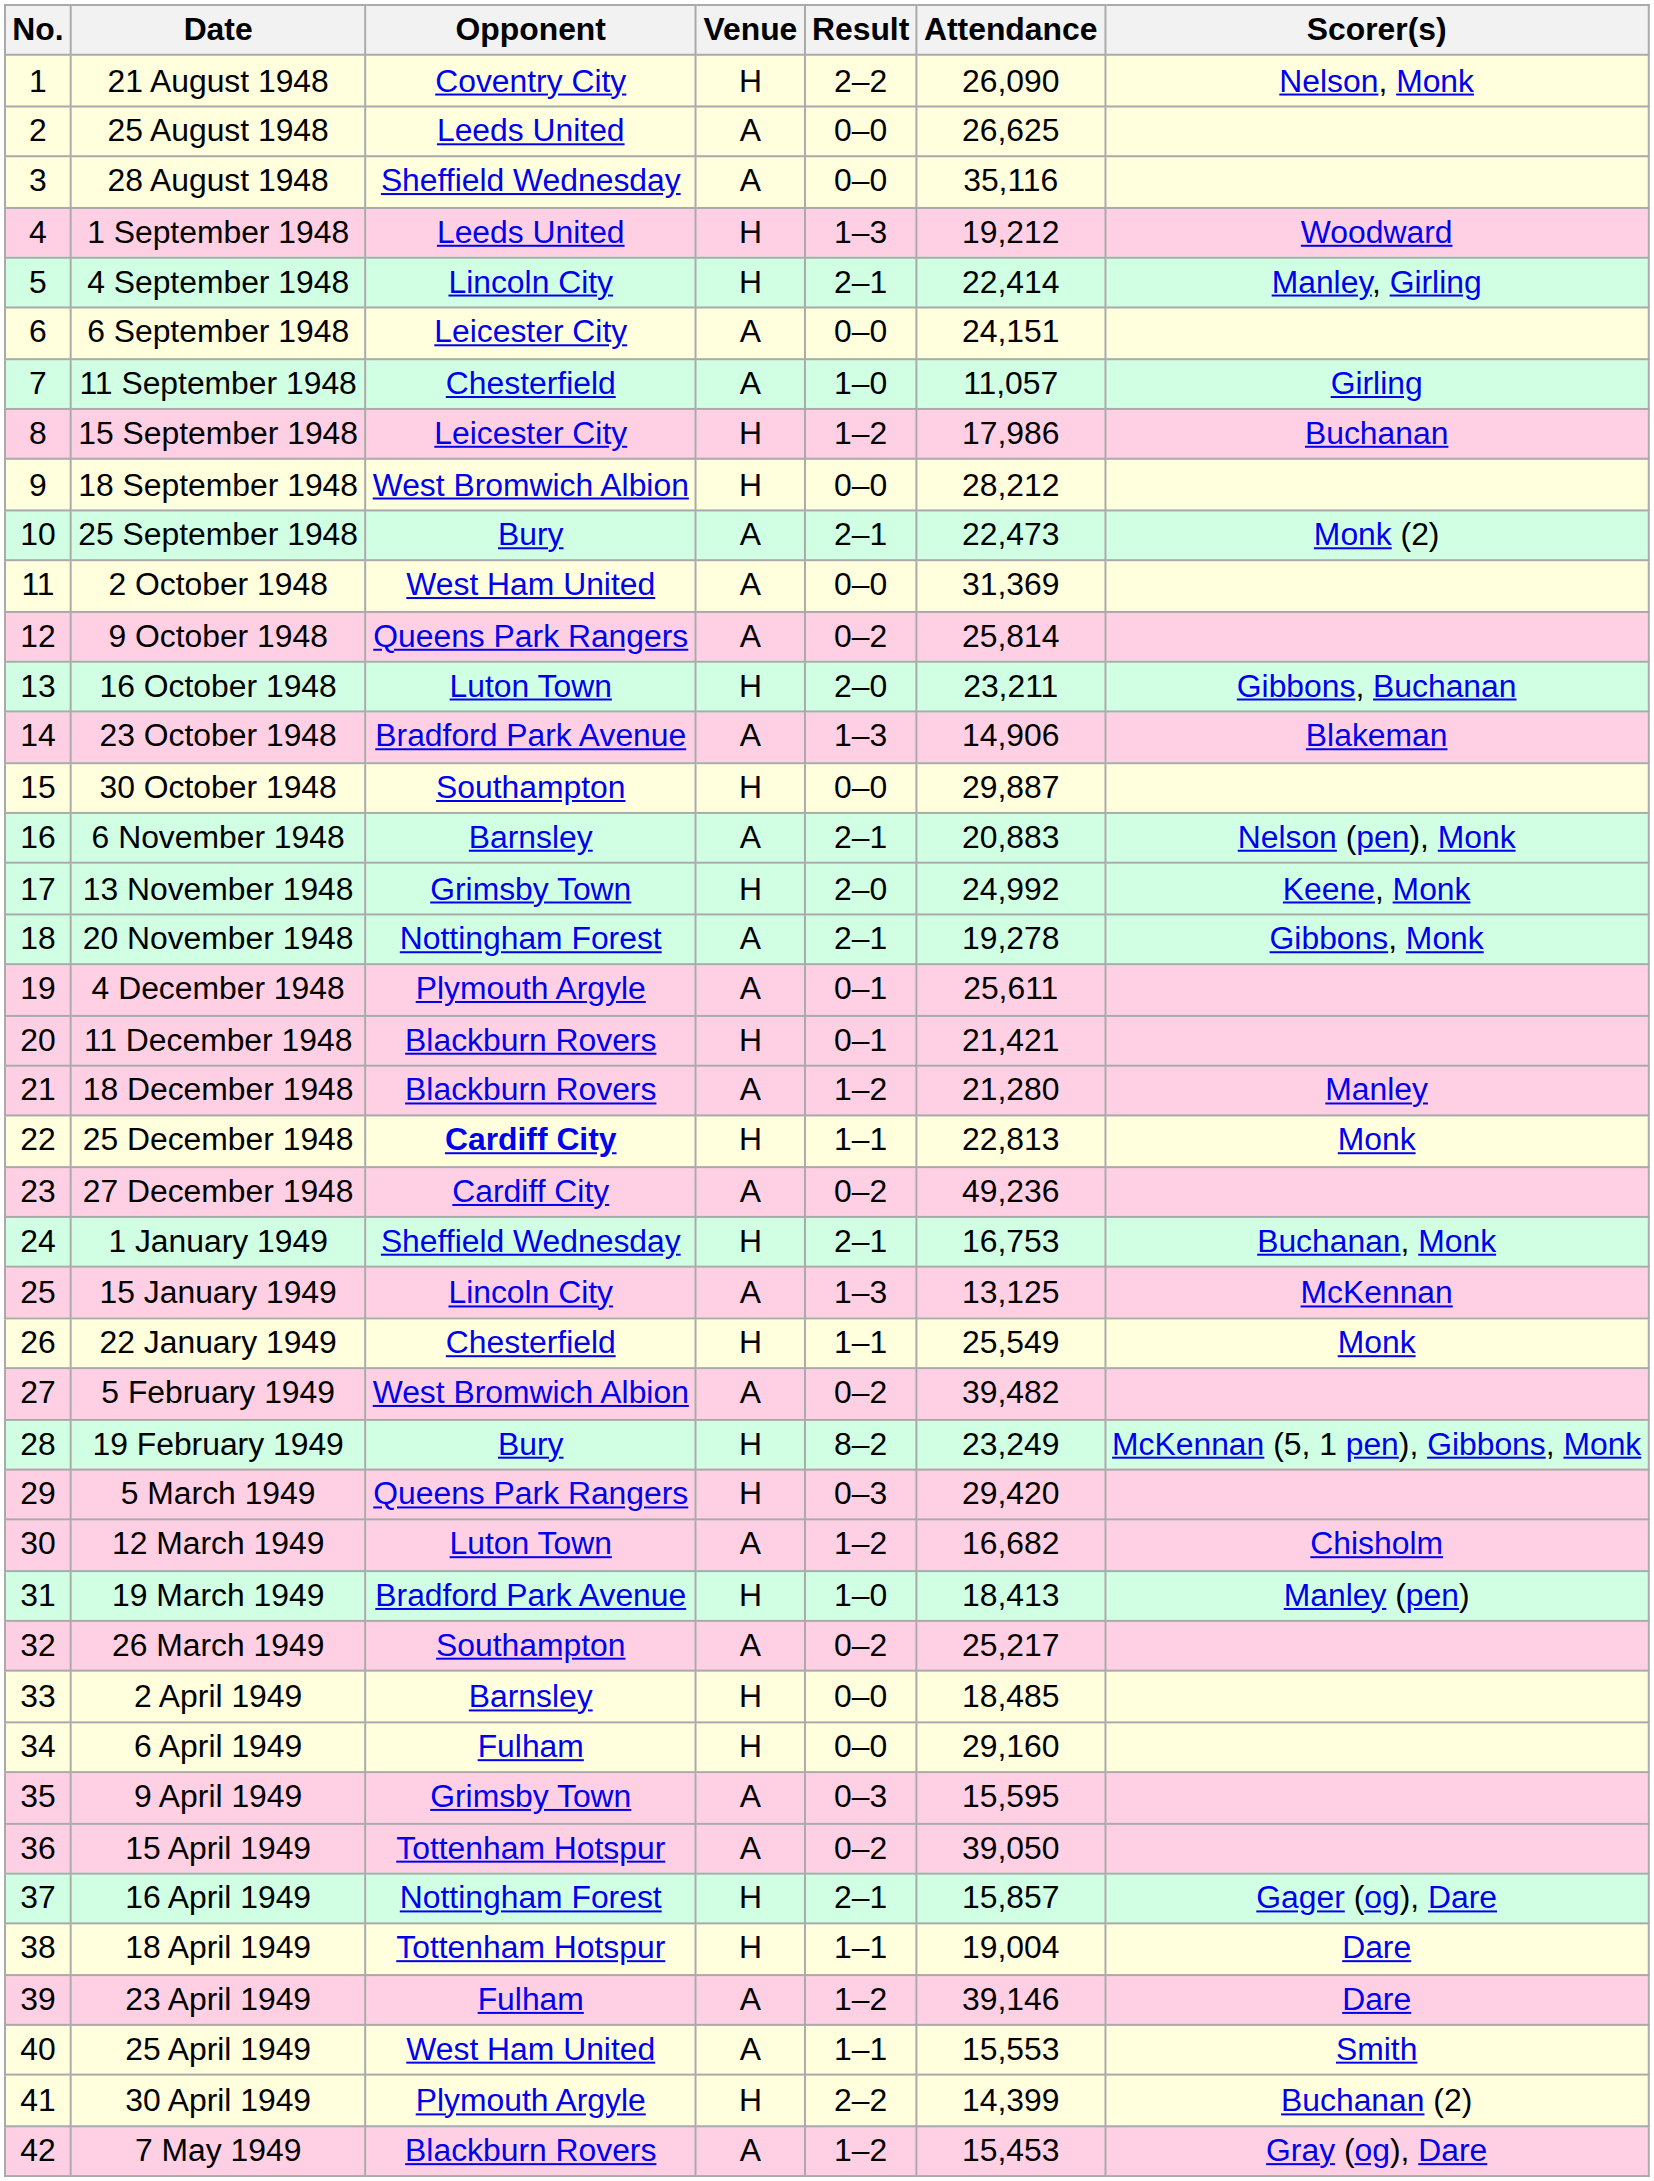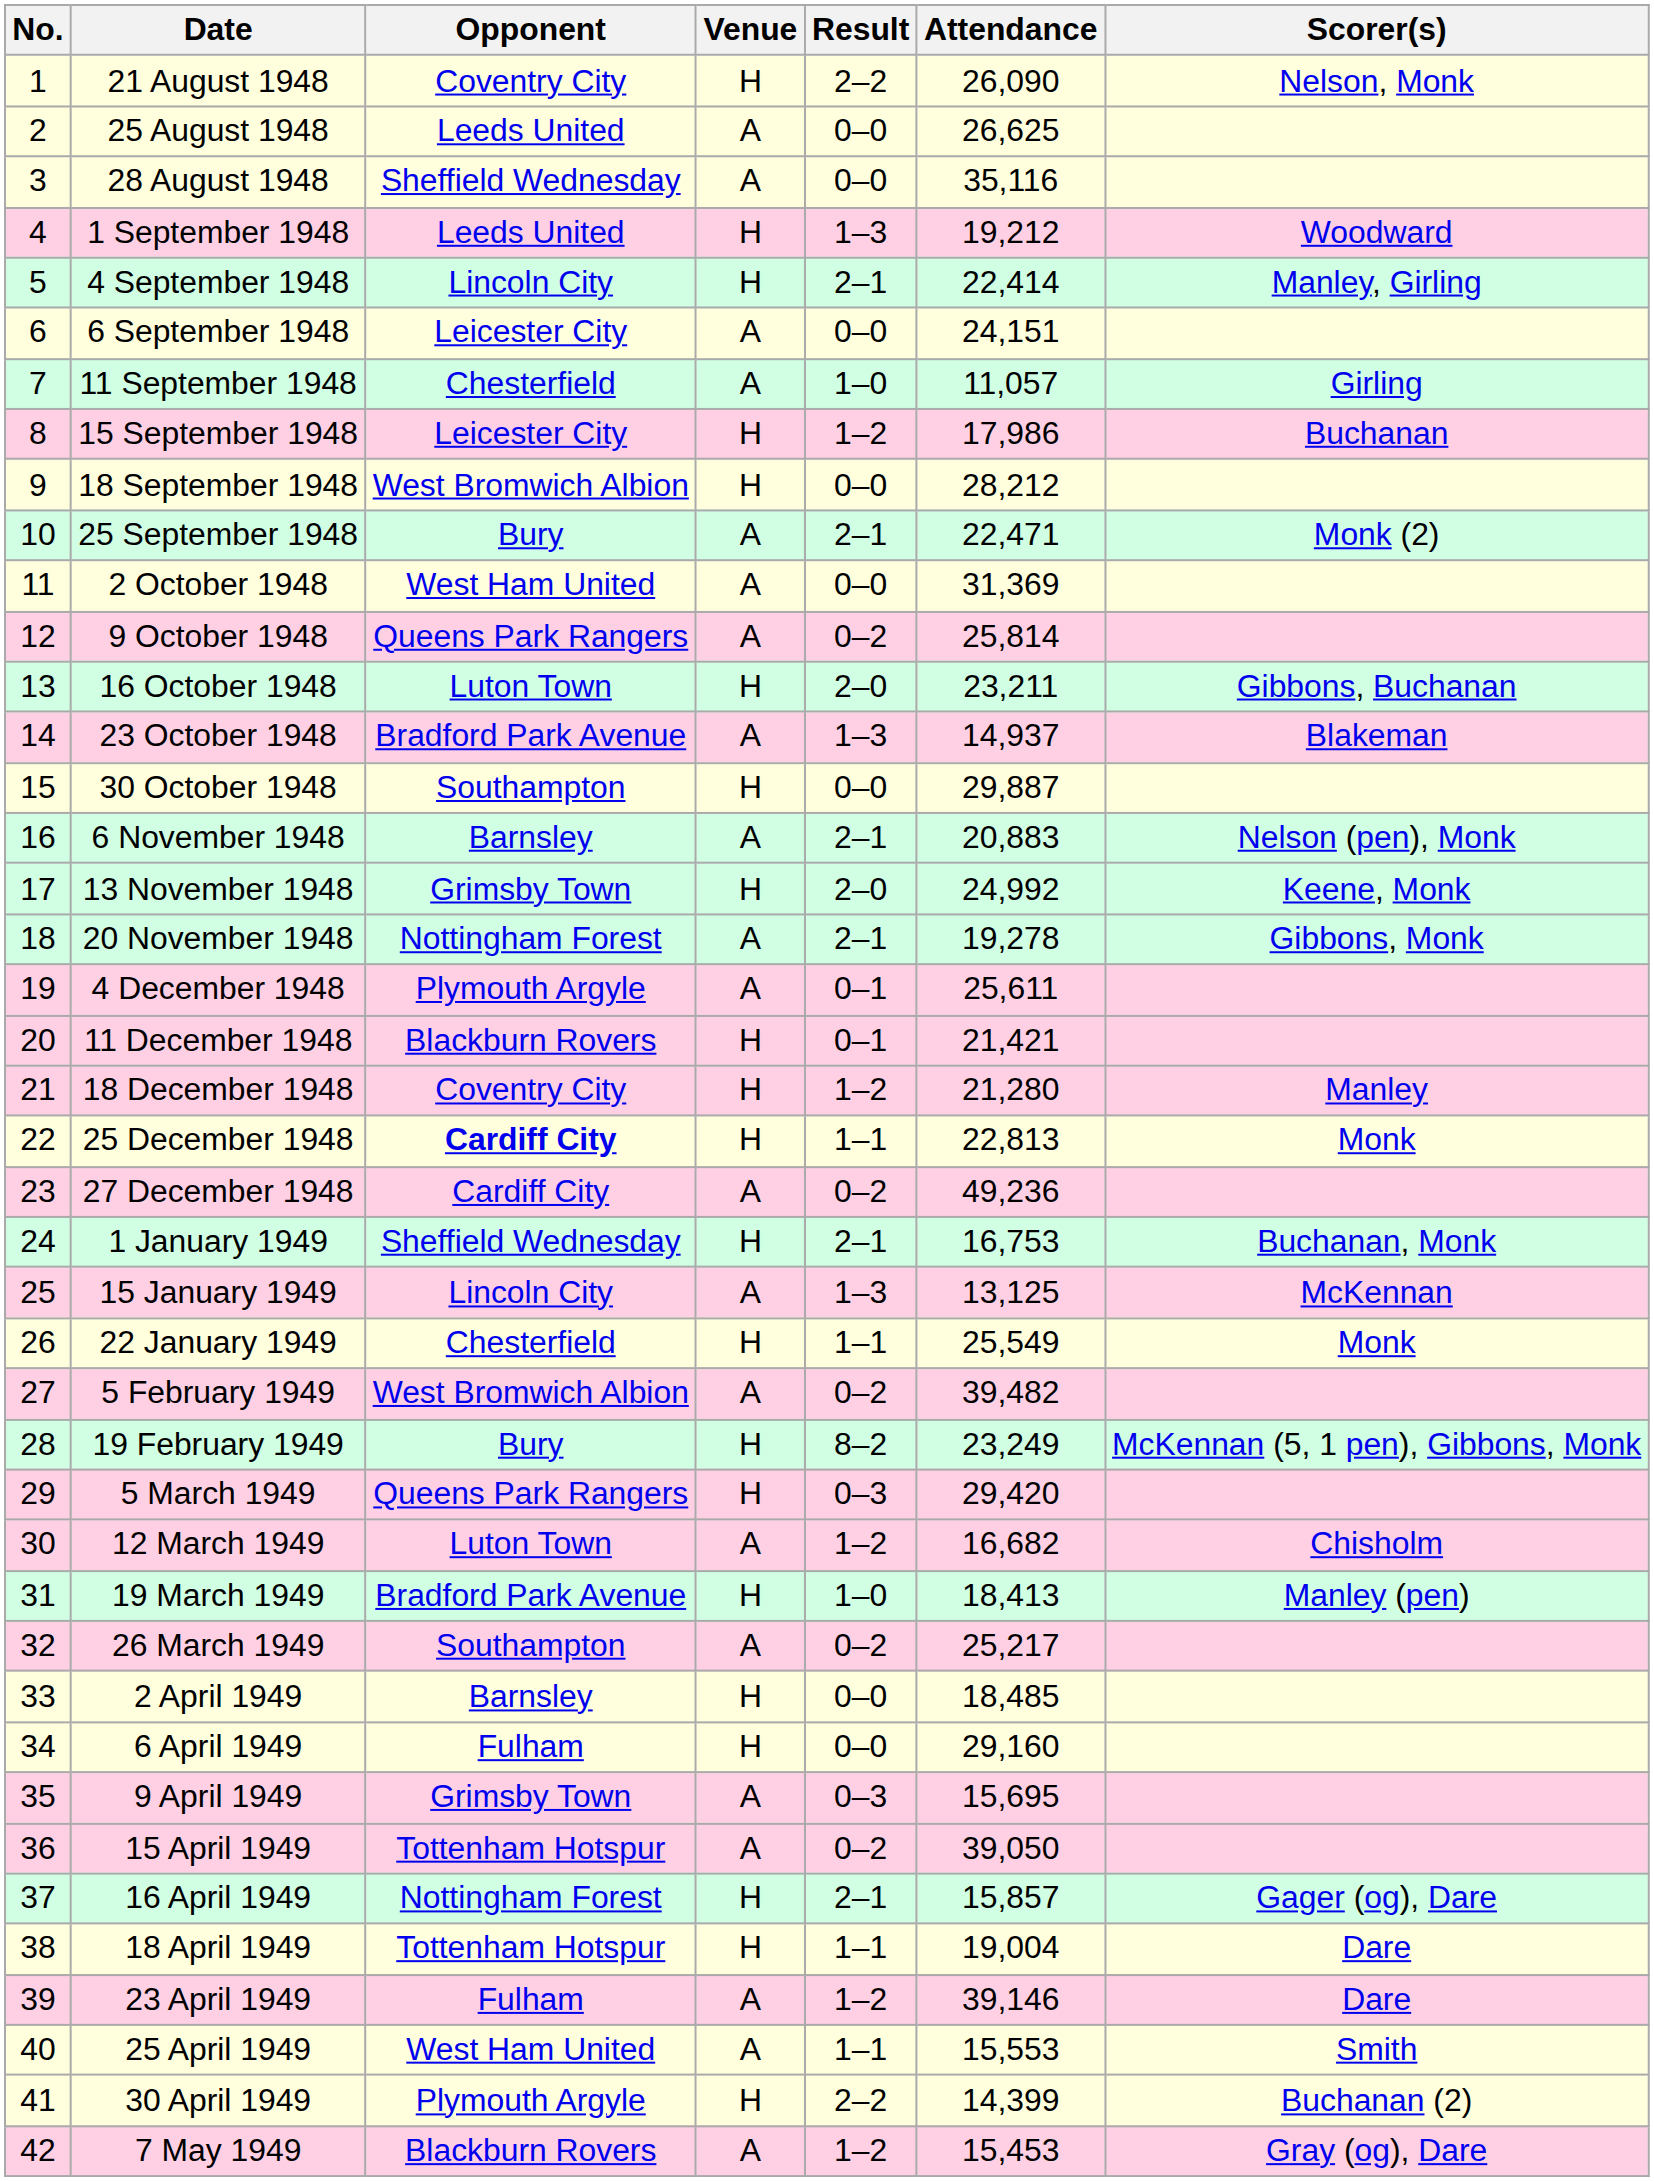(1011, 534) 22,473 -> (1011, 534) 22,471
(1011, 736) 14,906 -> (1011, 736) 14,937
(531, 1090) Blackburn Rovers -> (531, 1090) Coventry City
(750, 1090) A -> (750, 1090) H
(1011, 1797) 15,595 -> (1011, 1797) 15,695
